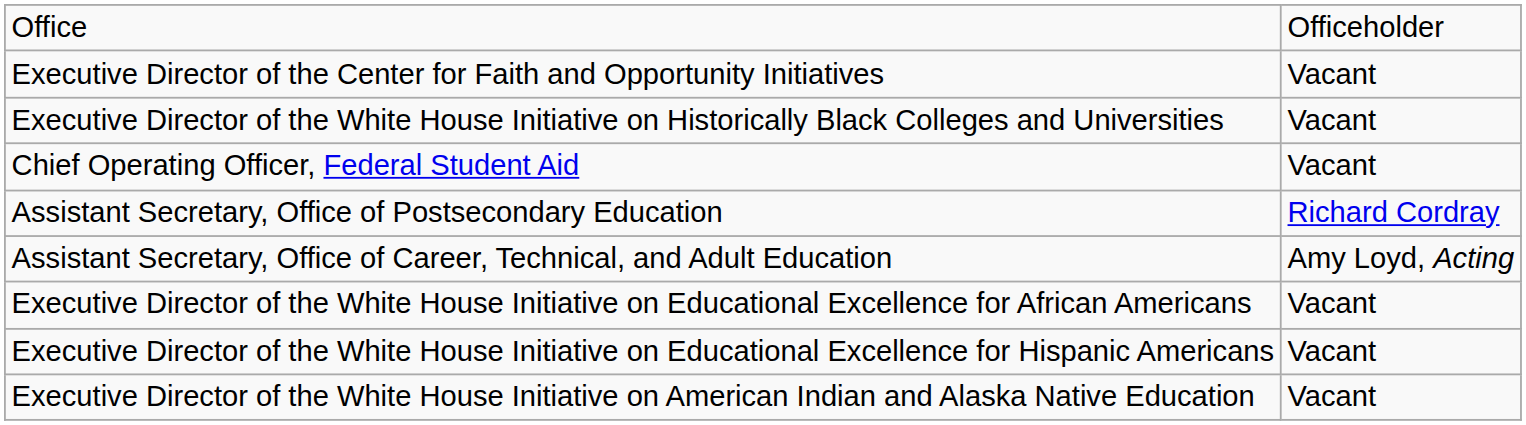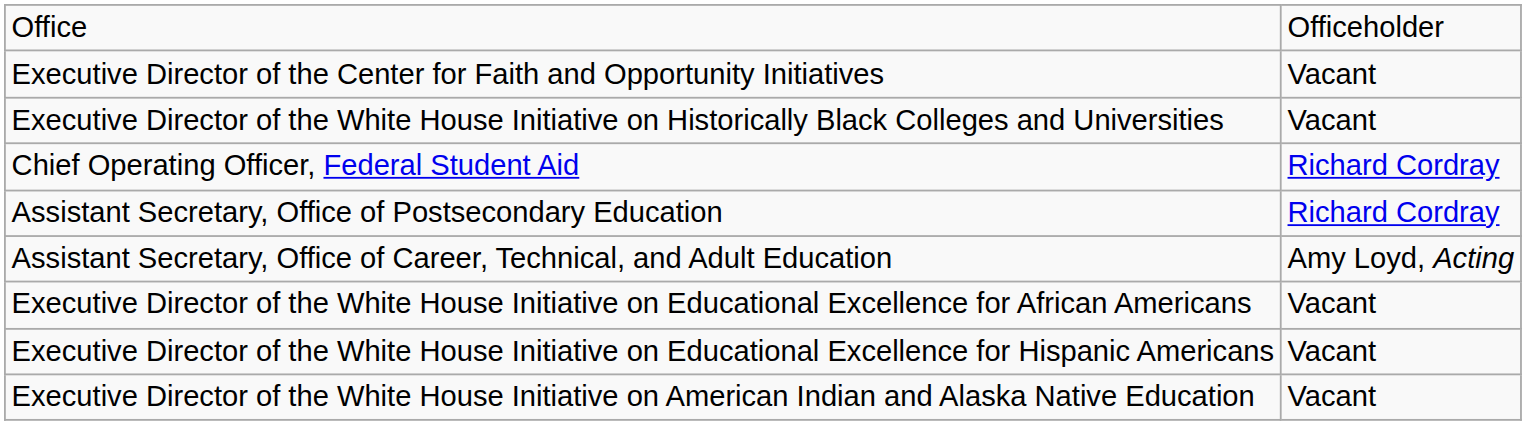(1332, 166) Vacant -> (1394, 166) Richard Cordray
